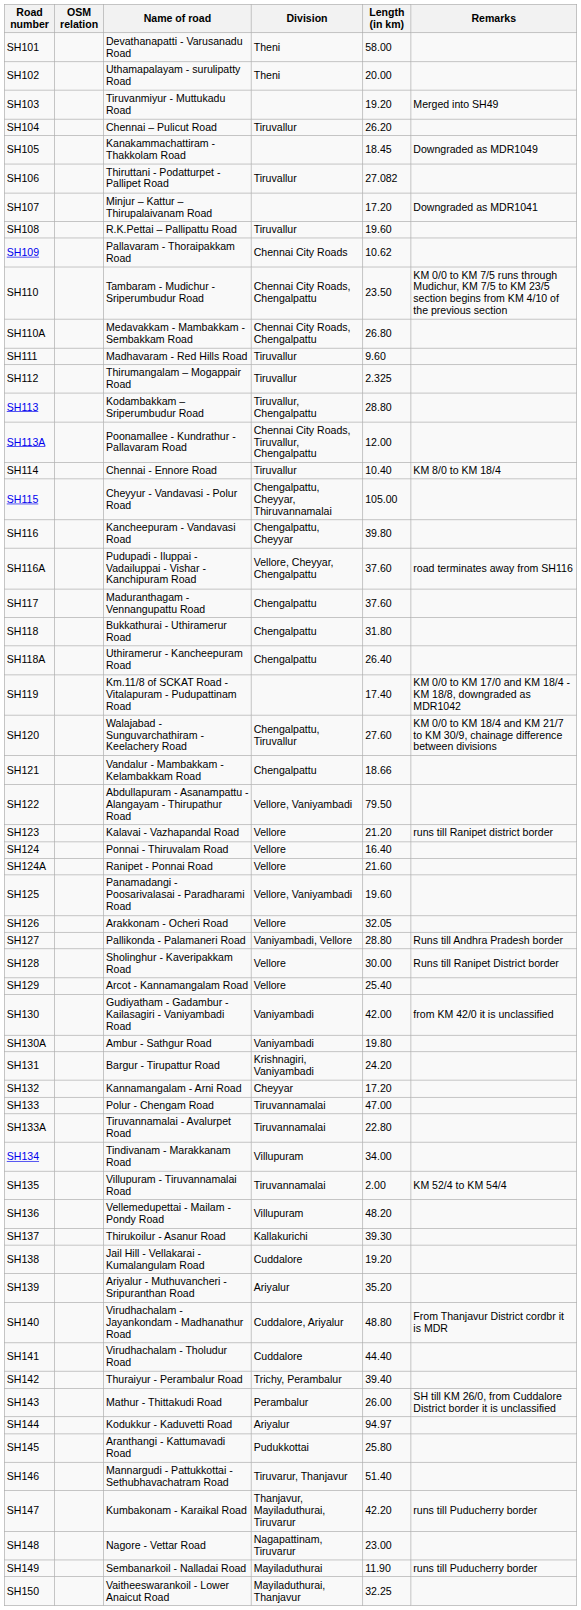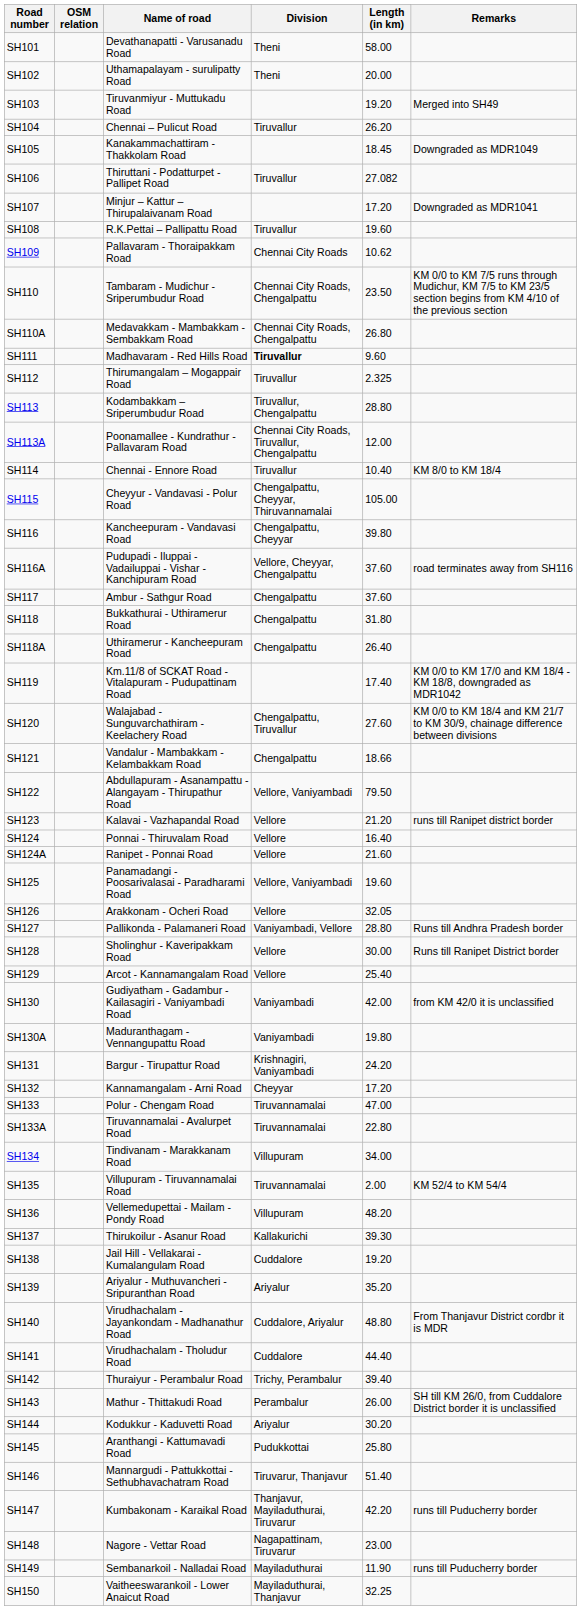(275, 356) normal -> (278, 356) bold
(156, 603) Maduranthagam - Vennangupattu Road -> (159, 597) Ambur - Sathgur Road
(159, 1043) Ambur - Sathgur Road -> (156, 1037) Maduranthagam - Vennangupattu Road
(378, 1425) 94.97 -> (378, 1425) 30.20
